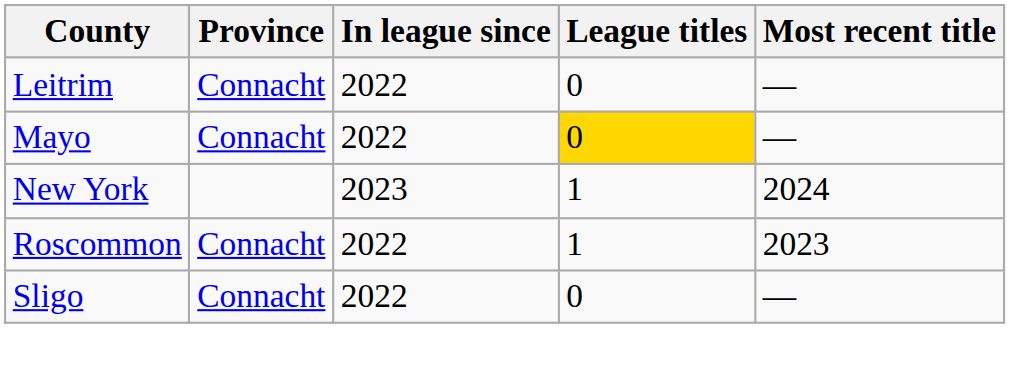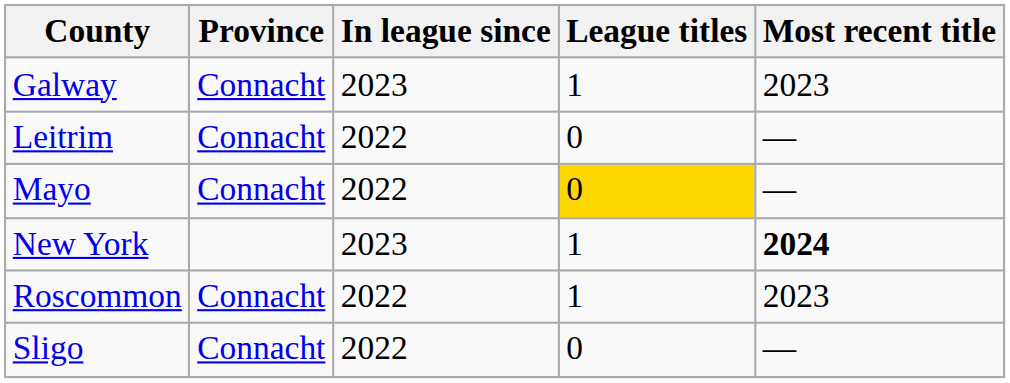+ row: (65, 84)
(796, 190) normal -> (796, 243) bold
